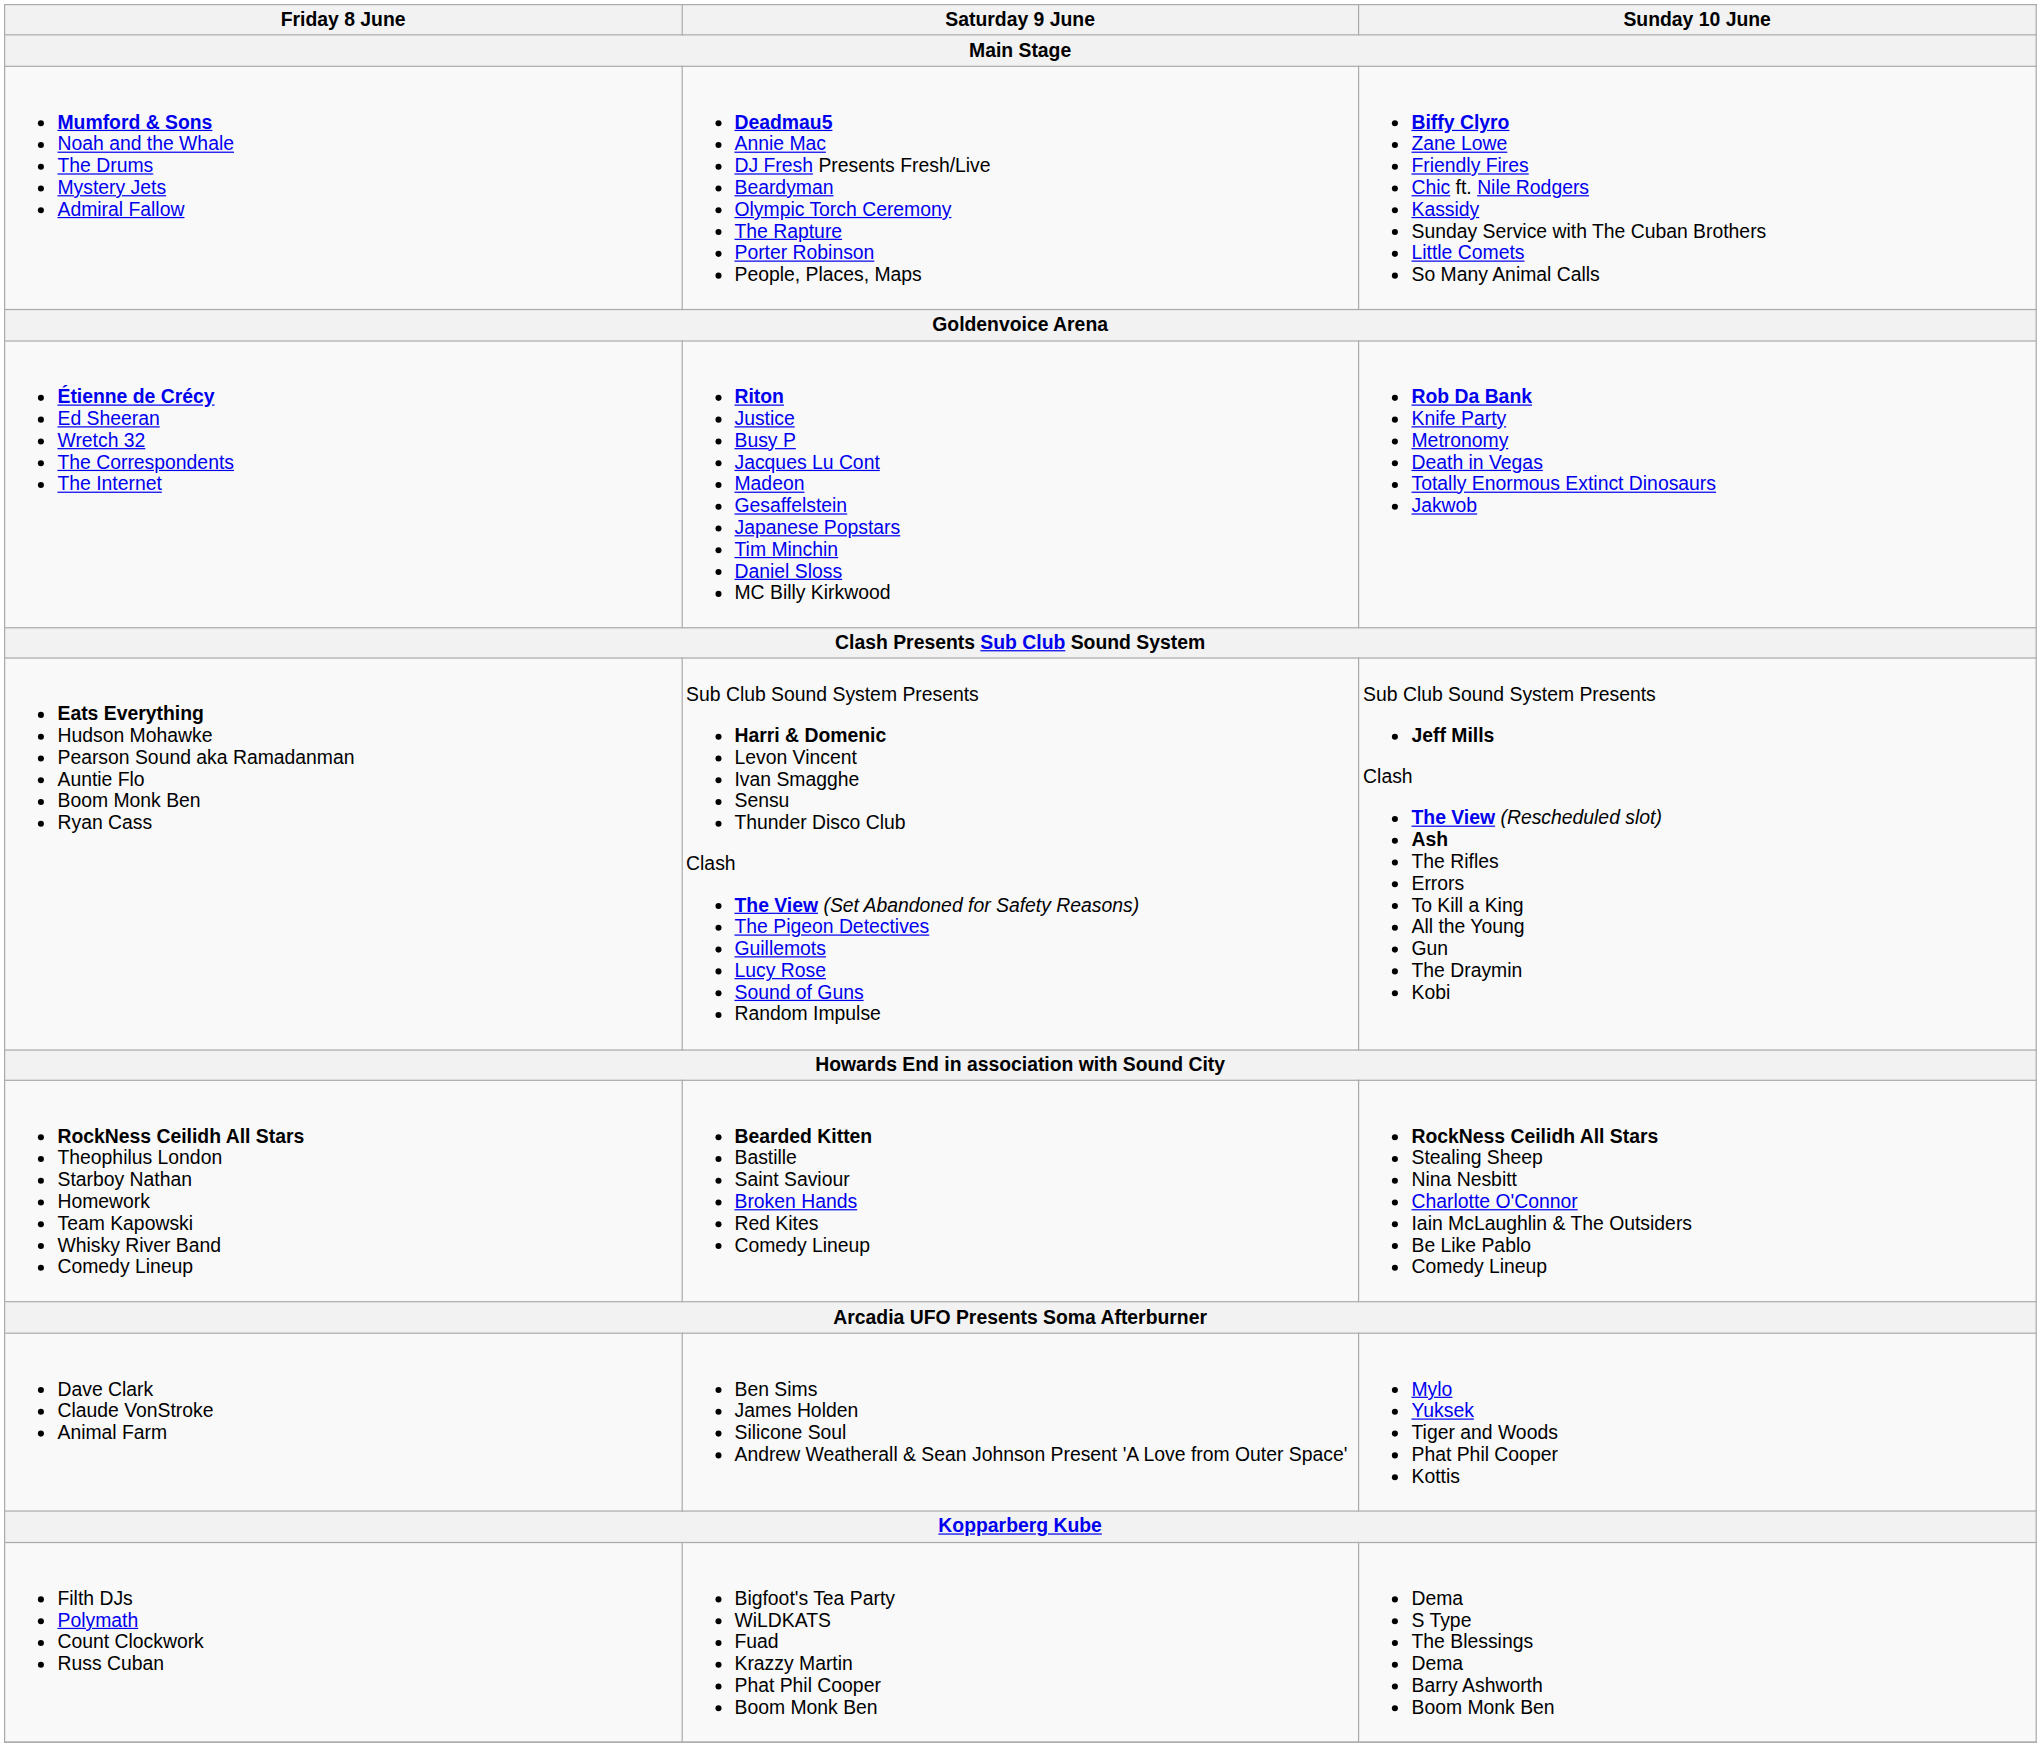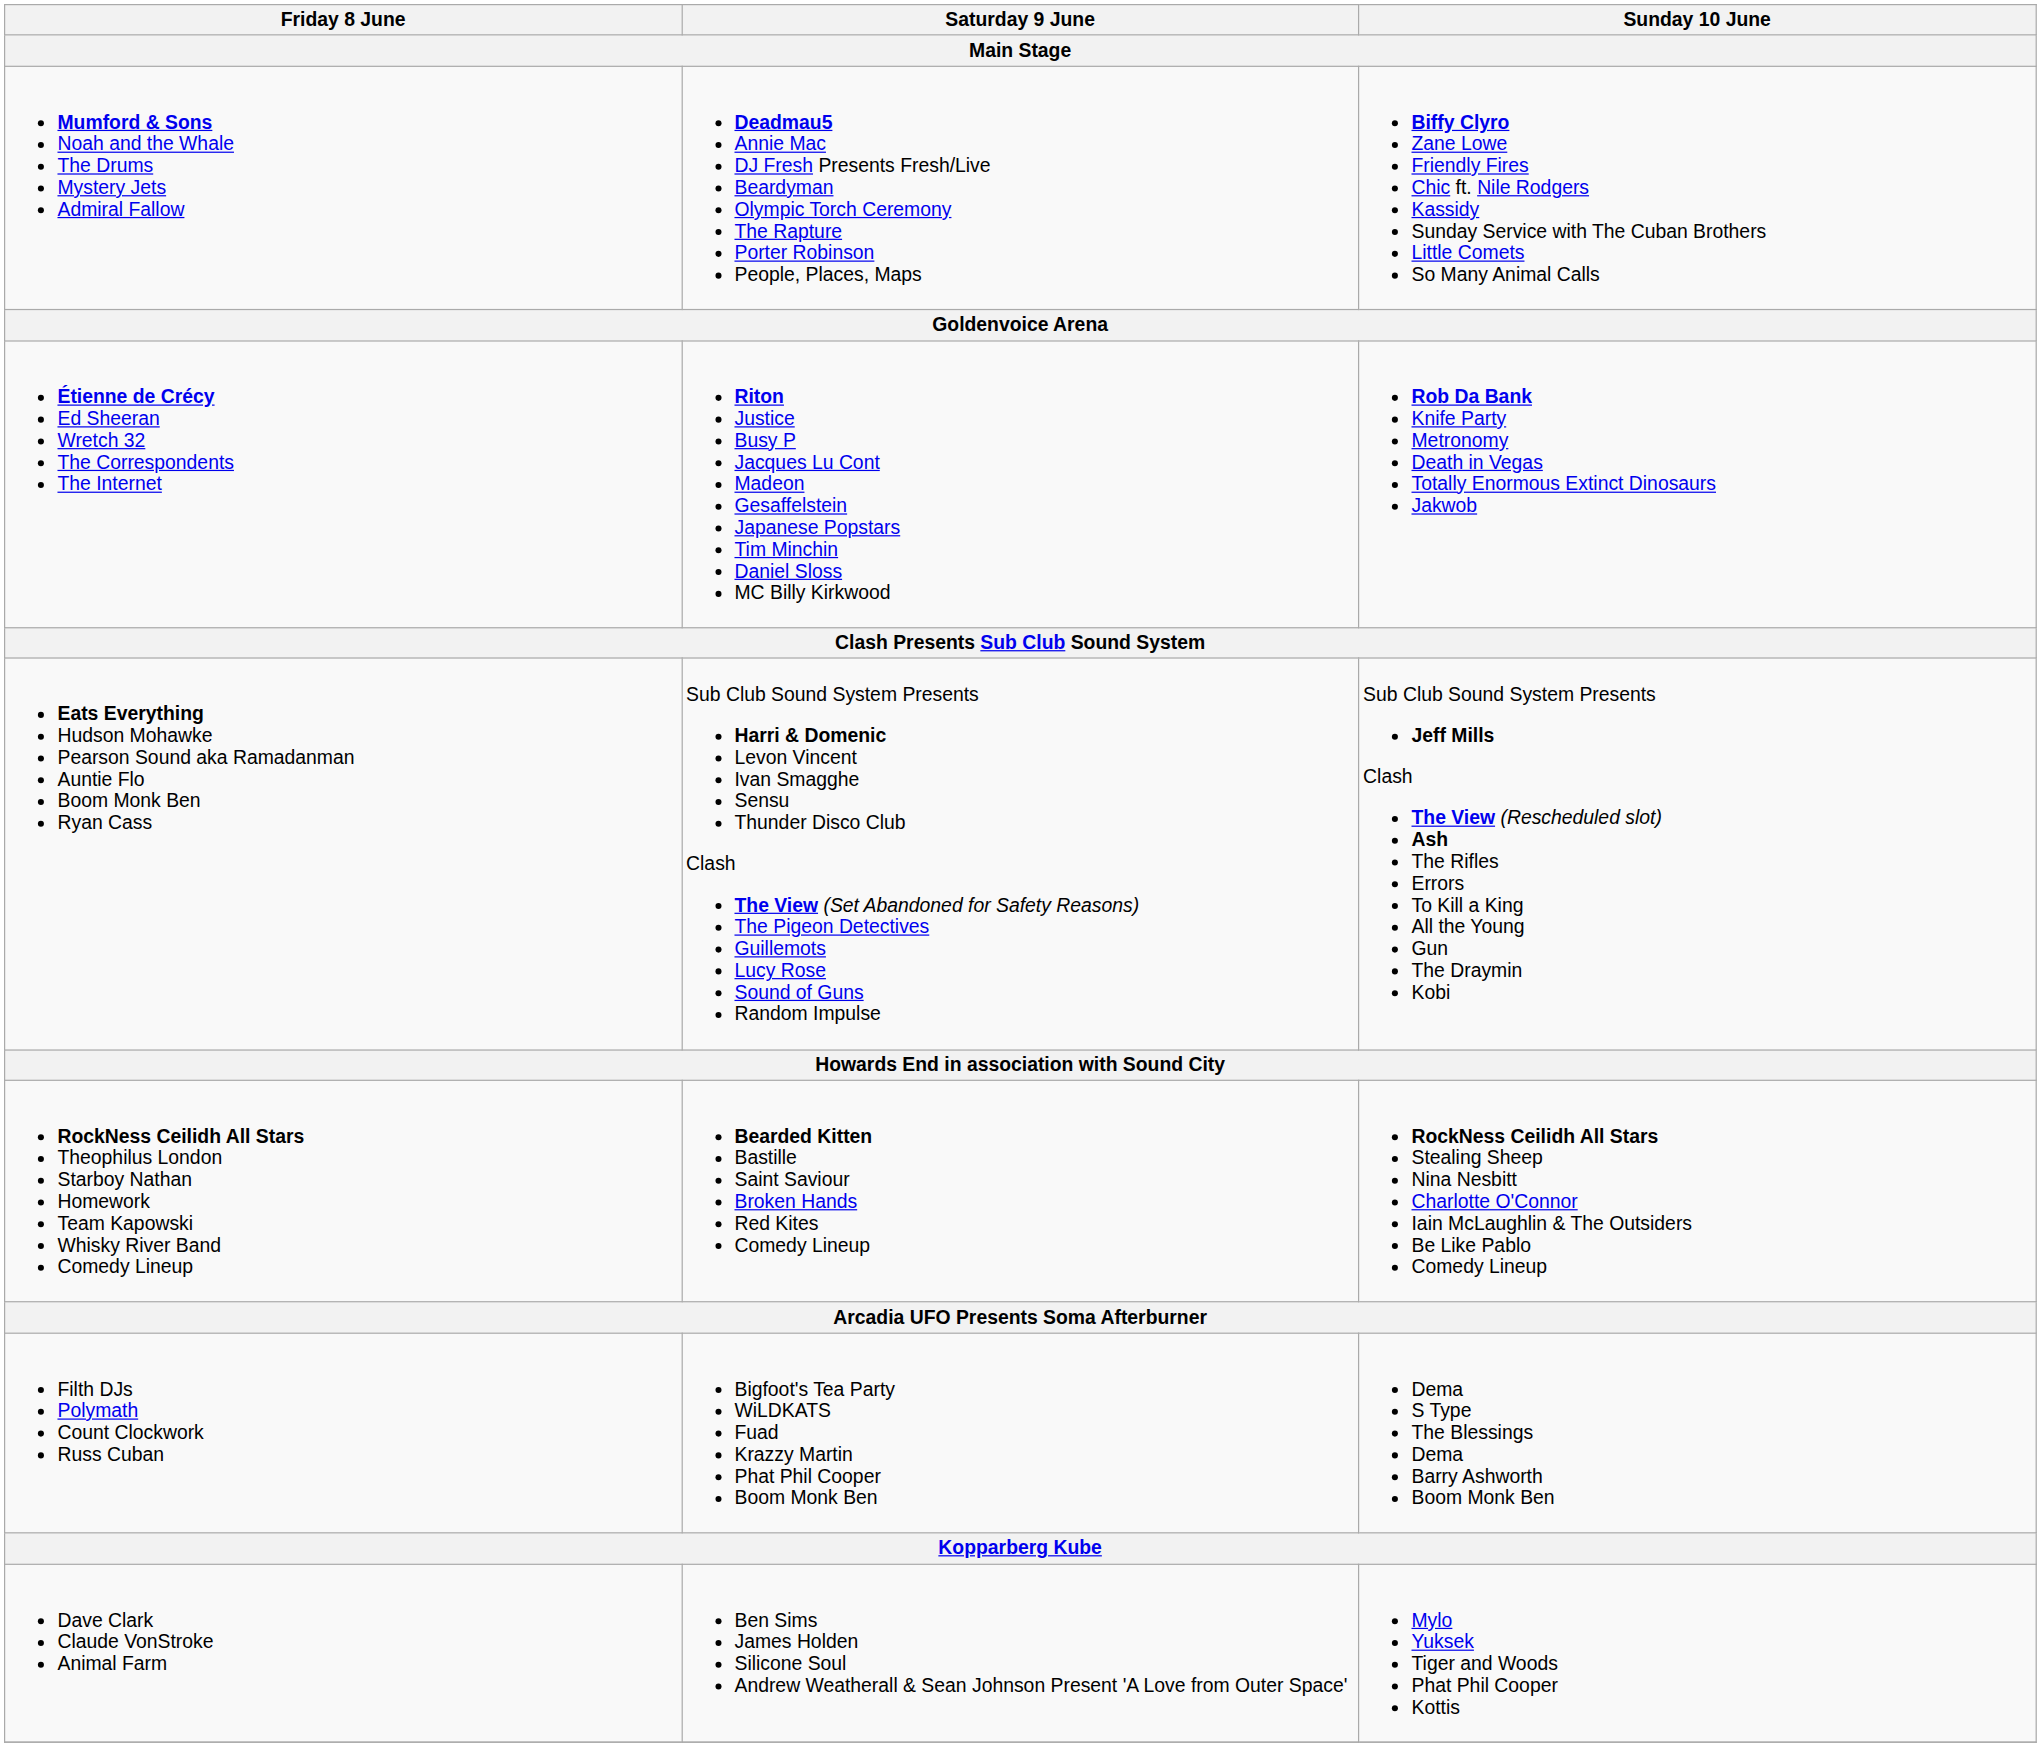rows swapped: (343, 1411) <-> (343, 1631)
